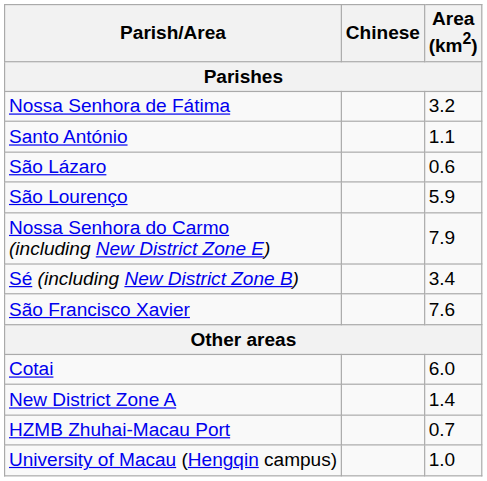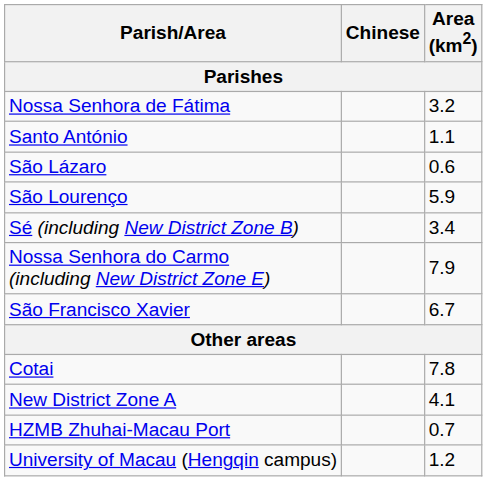rows swapped: (154, 278) <-> (140, 238)
(442, 309) 7.6 -> (442, 309) 6.7
(442, 369) 6.0 -> (442, 369) 7.8
(442, 399) 1.4 -> (442, 399) 4.1
(442, 460) 1.0 -> (442, 460) 1.2
